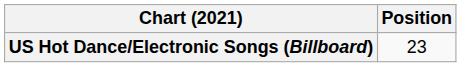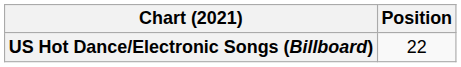(417, 47) 23 -> (417, 47) 22
